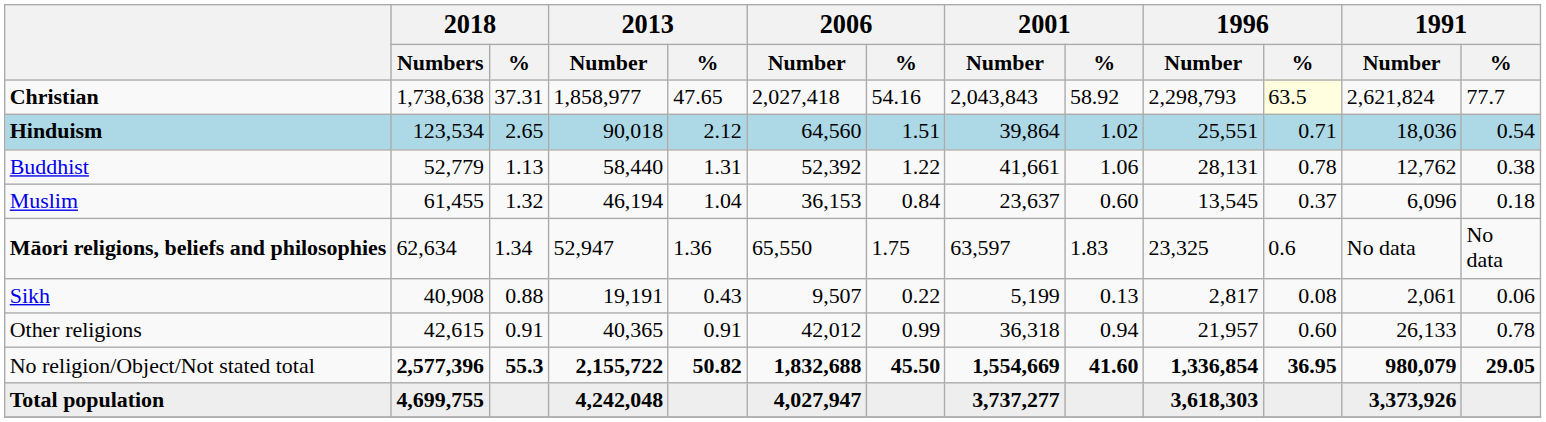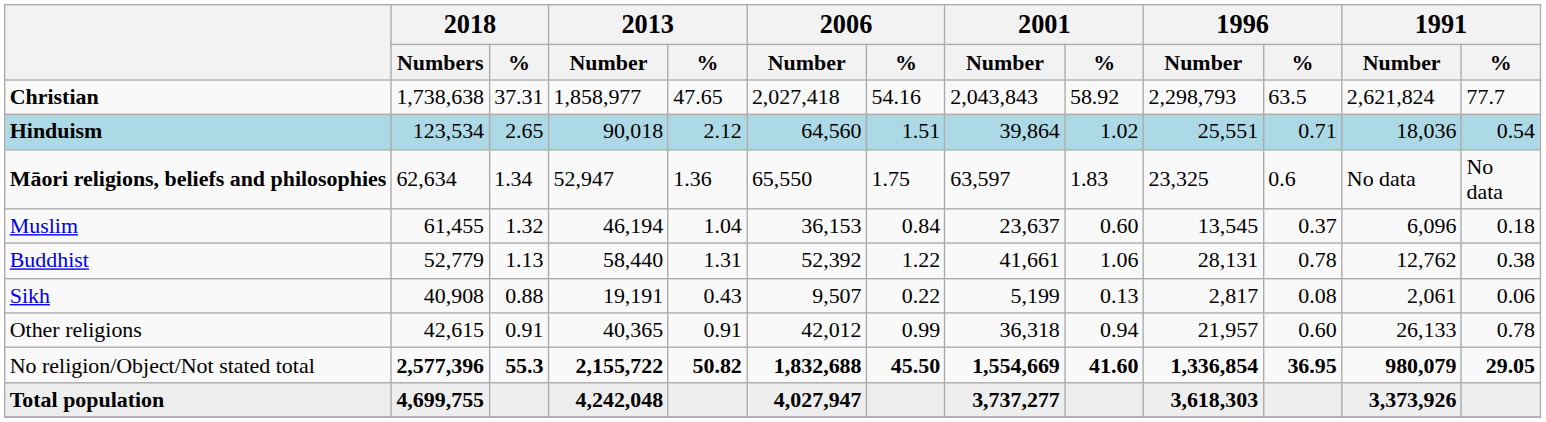(1287, 96) lightyellow background -> (1287, 96) no background
rows swapped: (198, 248) <-> (49, 166)
